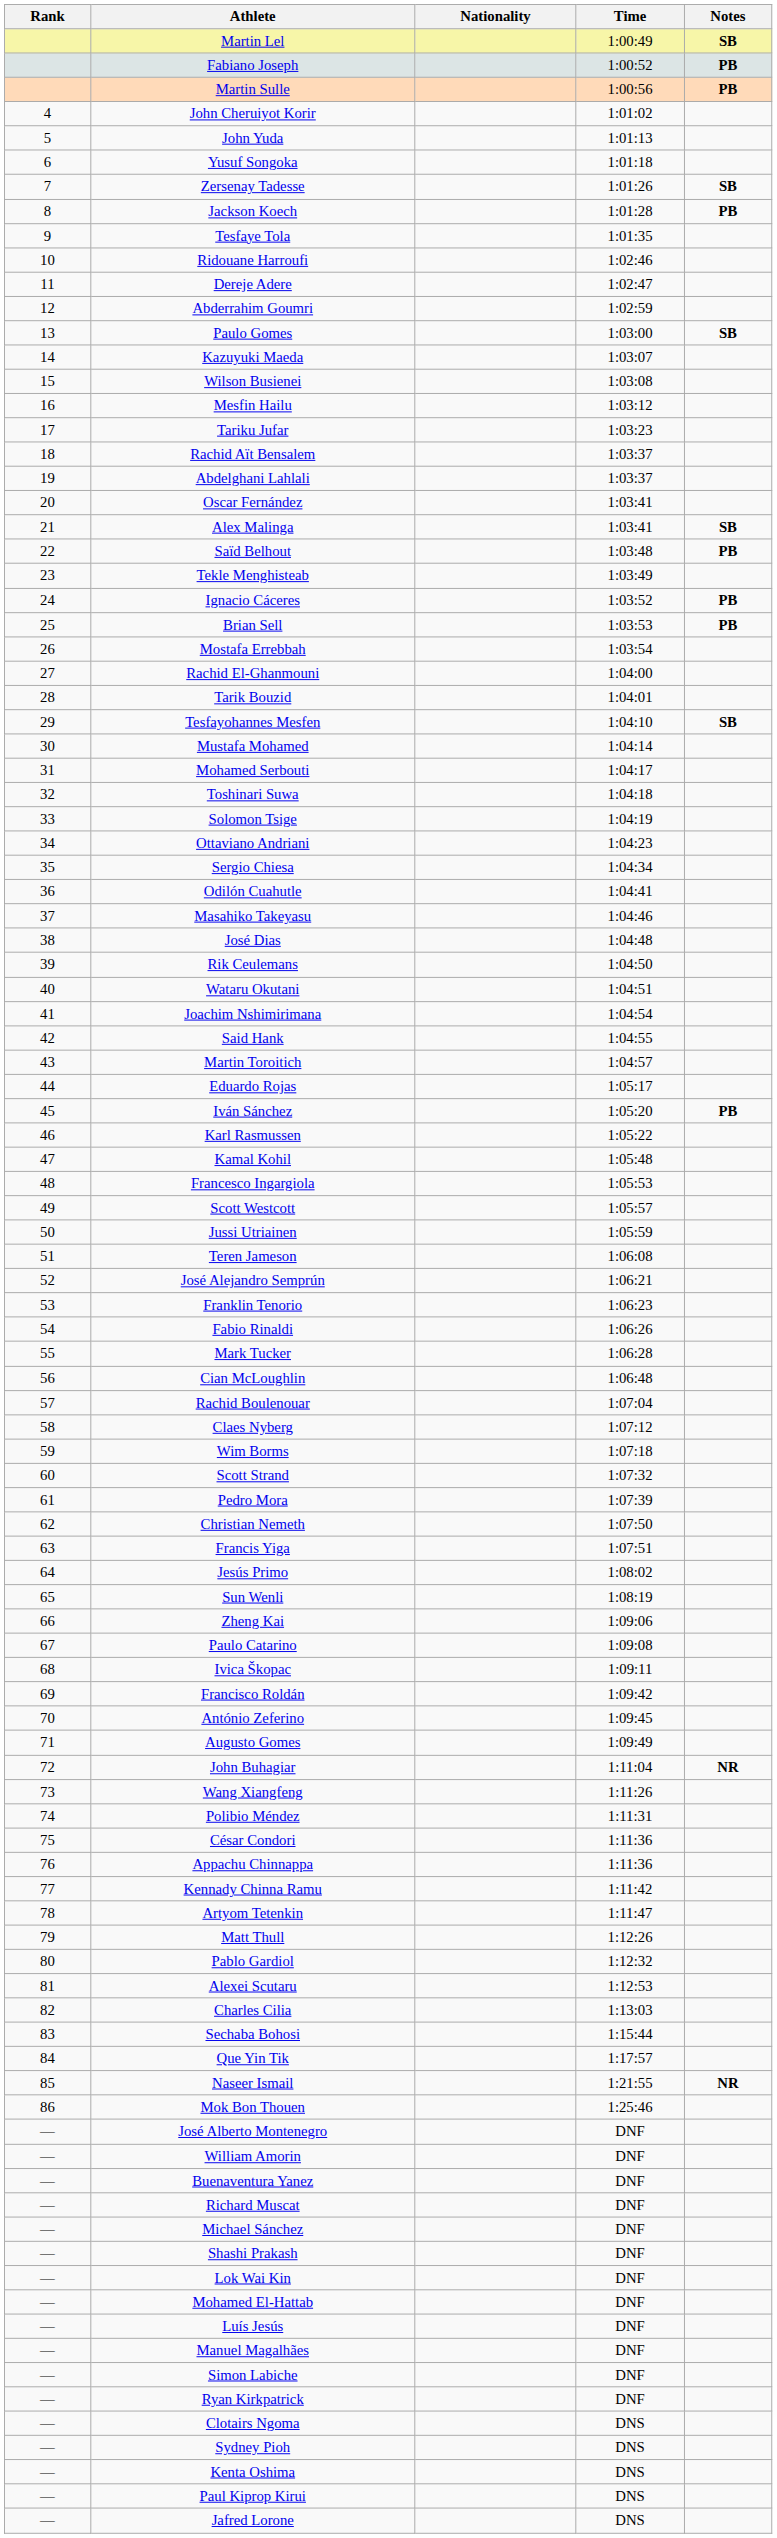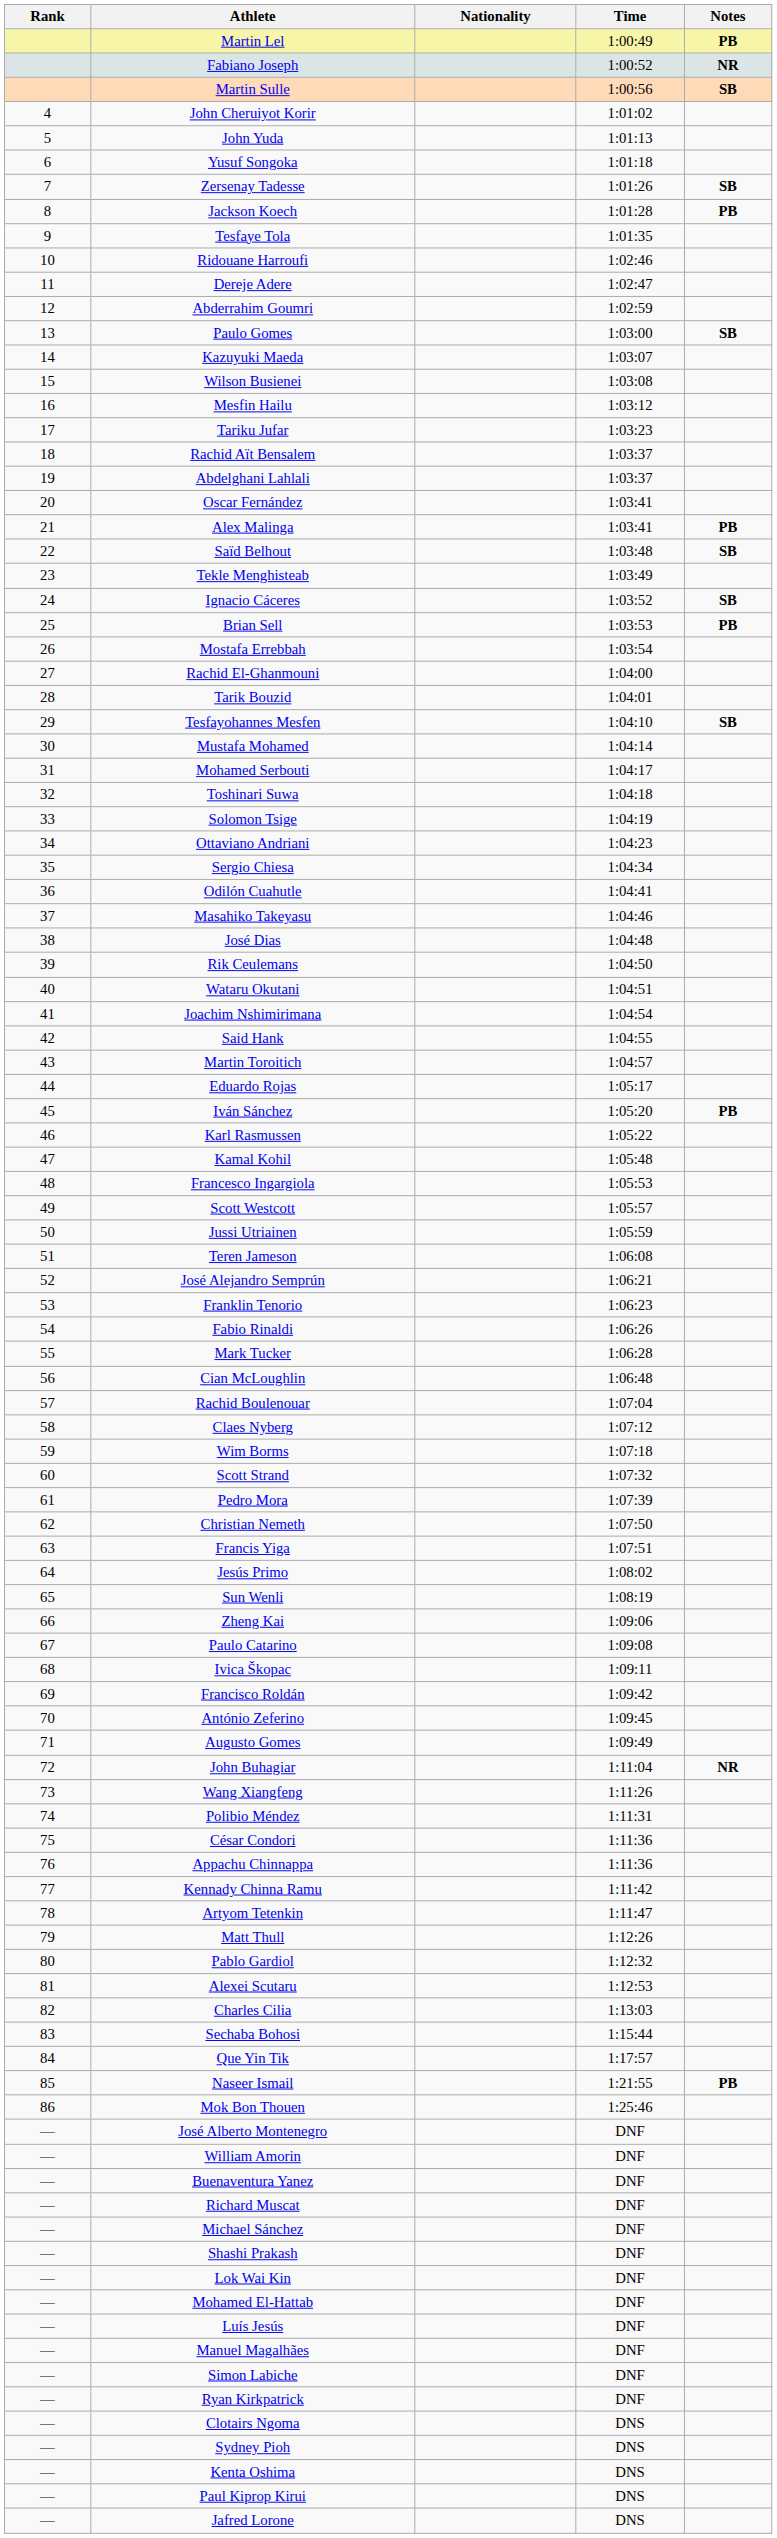(728, 41) SB -> (728, 41) PB
(728, 65) PB -> (728, 65) NR
(728, 89) PB -> (728, 89) SB
(728, 527) SB -> (728, 527) PB
(728, 551) PB -> (728, 551) SB
(728, 600) PB -> (728, 600) SB
(728, 2083) NR -> (728, 2083) PB
